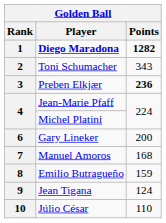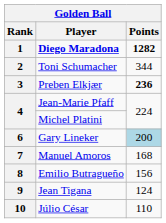(144, 66) 343 -> (144, 66) 344
(144, 137) no background -> (144, 137) lightblue background
(144, 173) 159 -> (144, 173) 156
